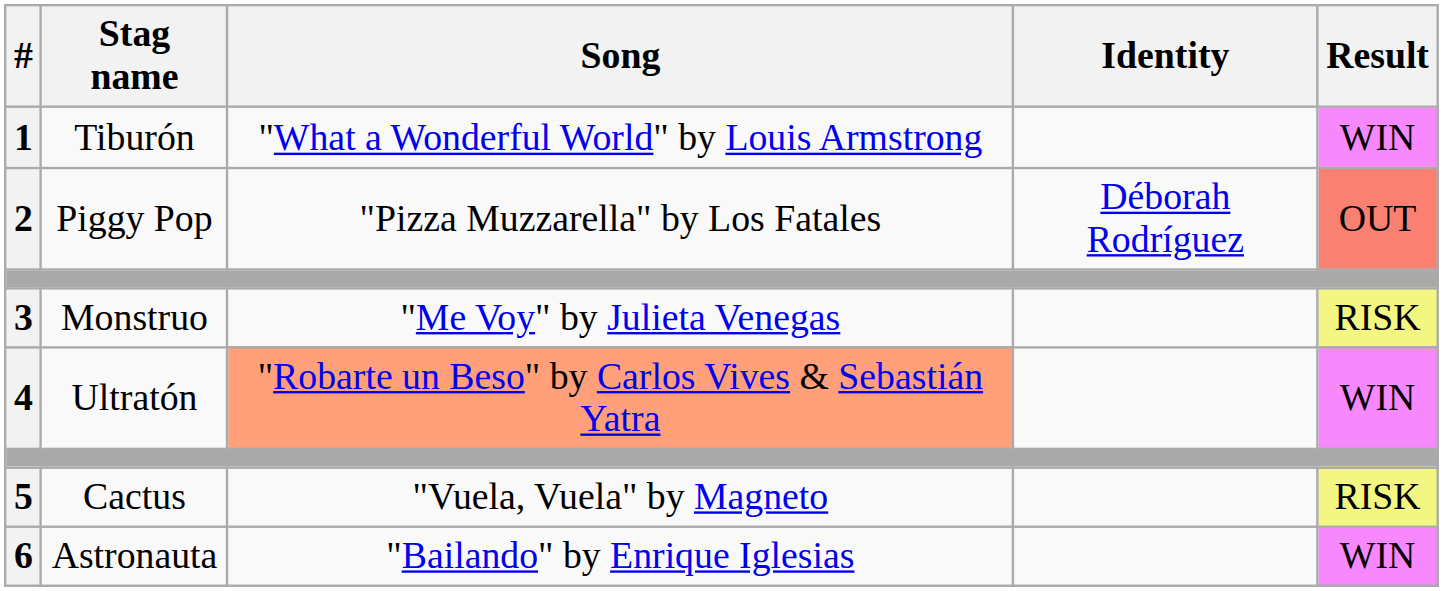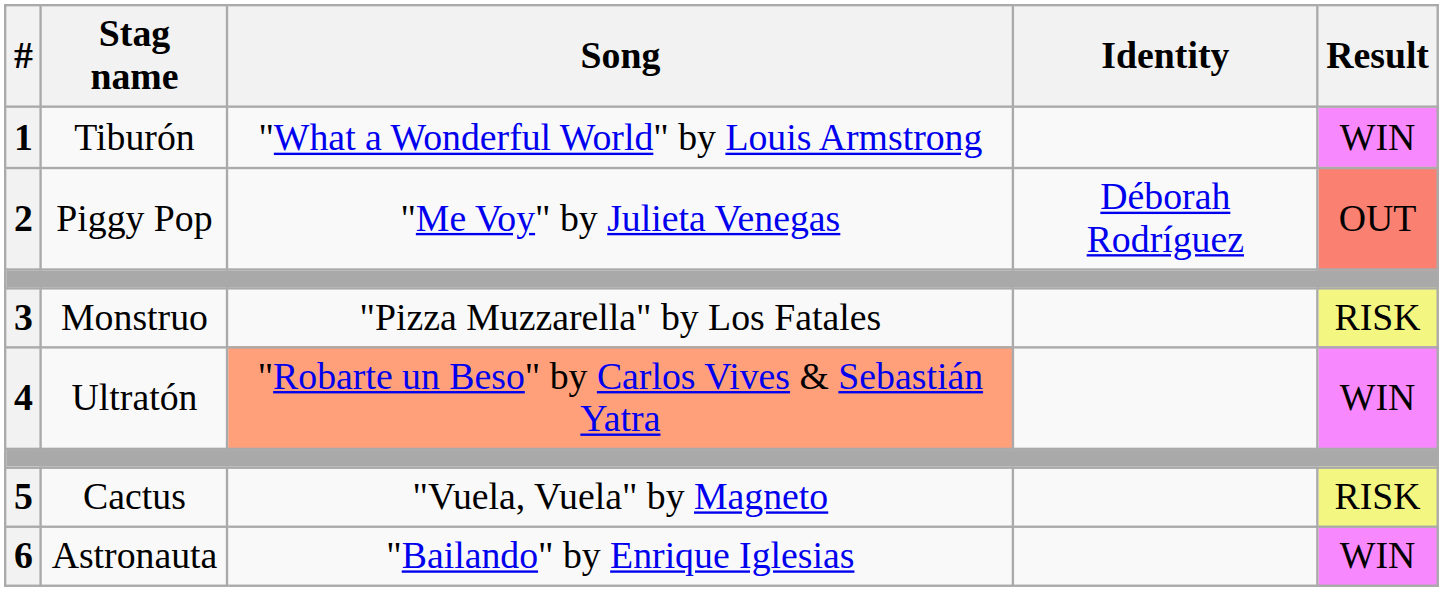(620, 217) "Pizza Muzzarella" by Los Fatales -> (620, 217) "Me Voy" by Julieta Venegas
(620, 316) "Me Voy" by Julieta Venegas -> (620, 316) "Pizza Muzzarella" by Los Fatales
